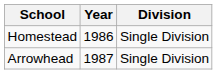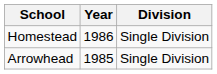(99, 58) 1987 -> (99, 58) 1985
